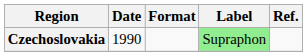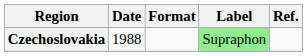(127, 39) 1990 -> (127, 39) 1988
